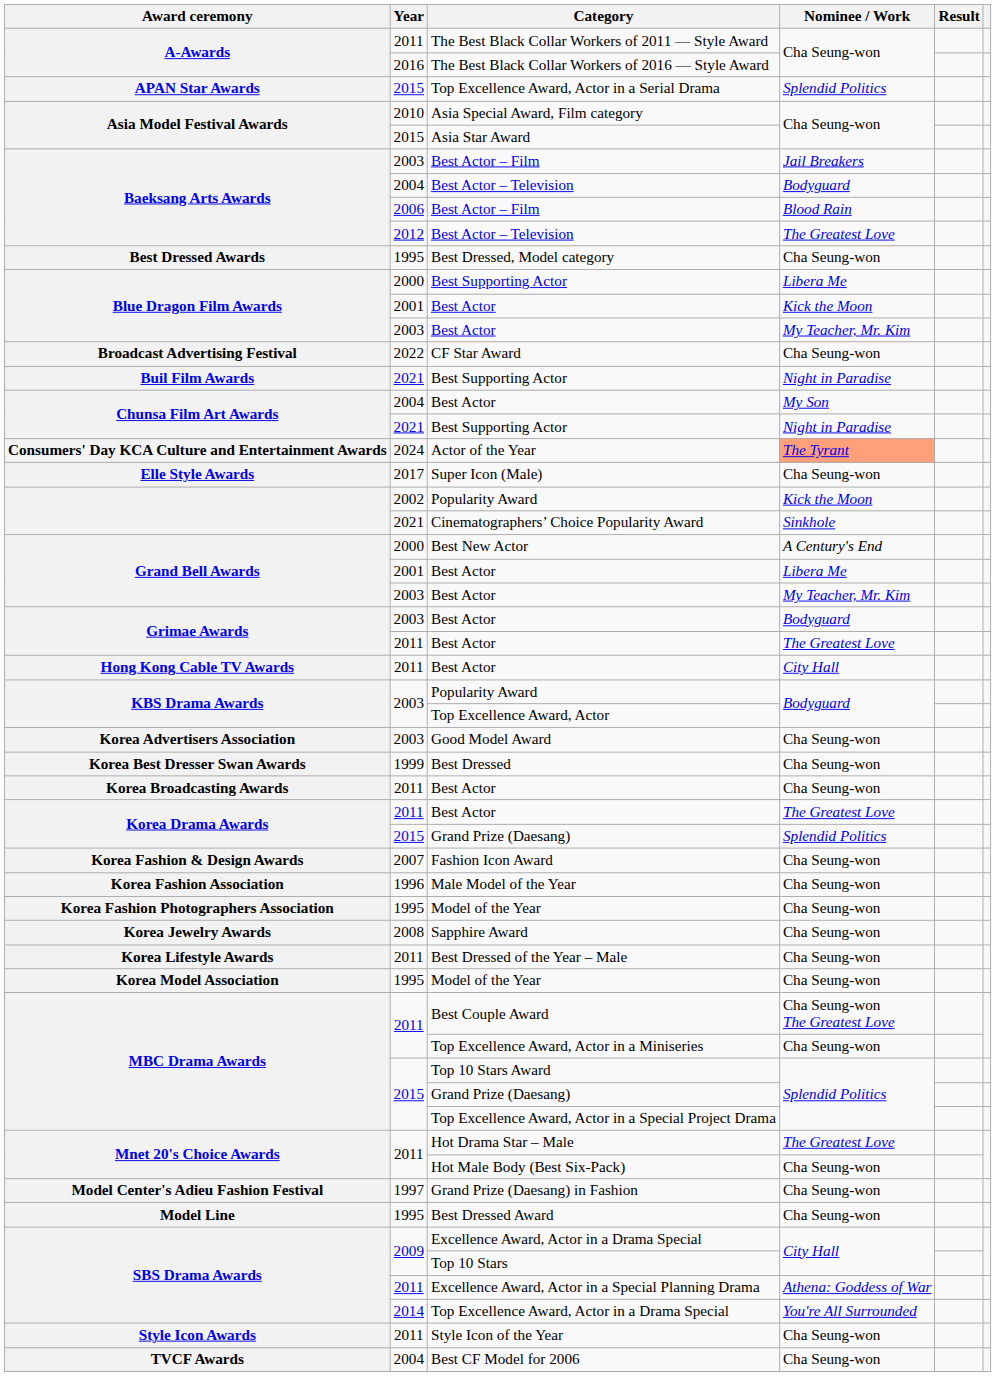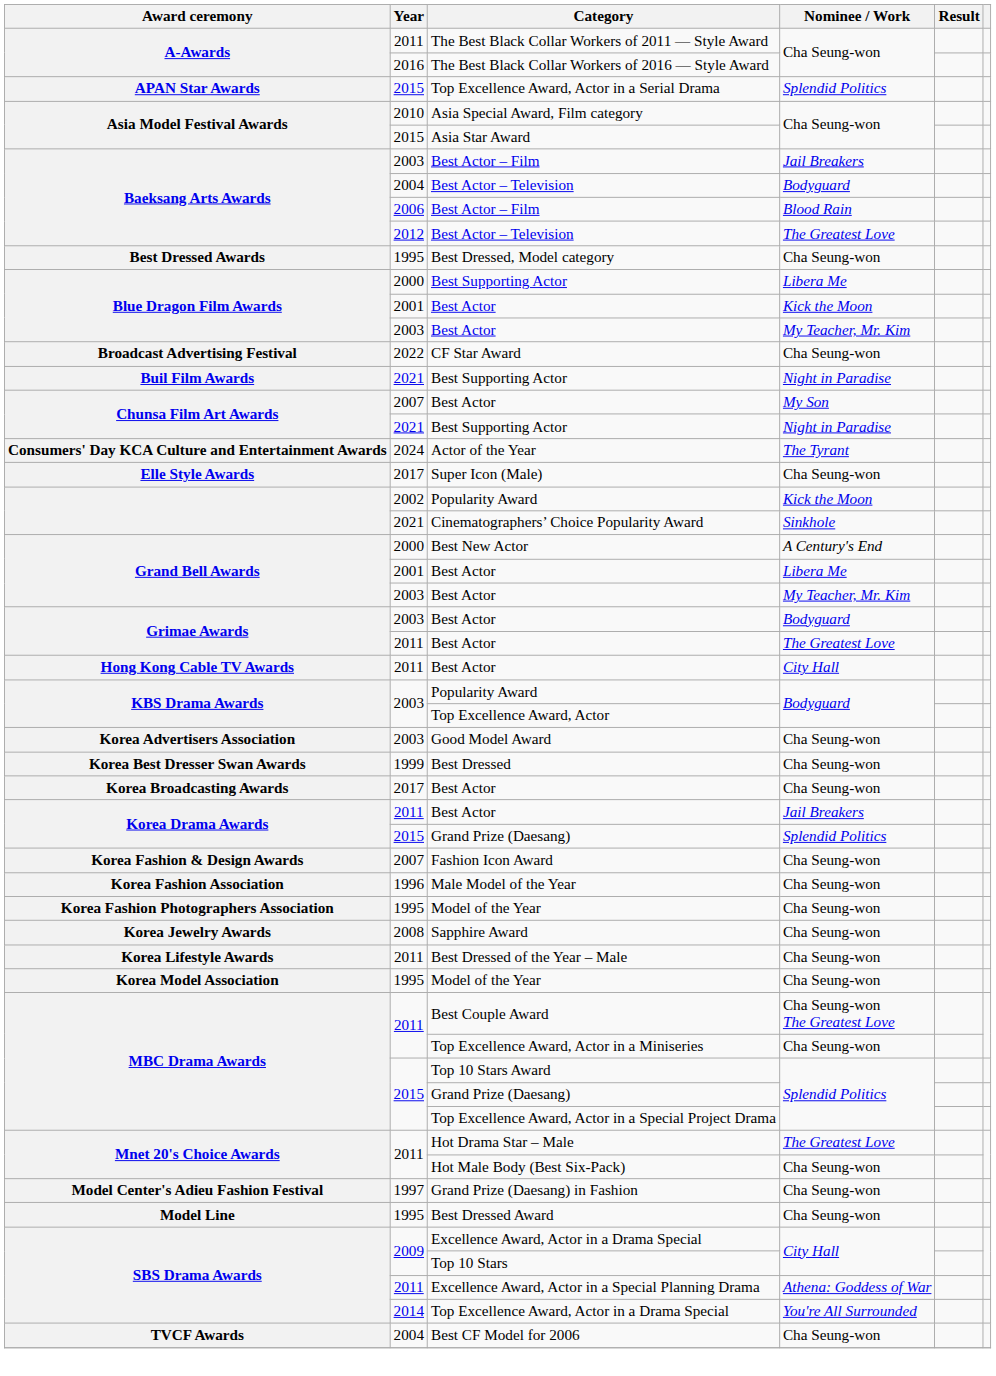(409, 402) 2004 -> (409, 402) 2007
(816, 450) lightsalmon background -> (816, 450) no background
(409, 787) 2011 -> (409, 787) 2017
(839, 812) The Greatest Love -> (823, 812) Jail Breakers
- row: (197, 1335)
